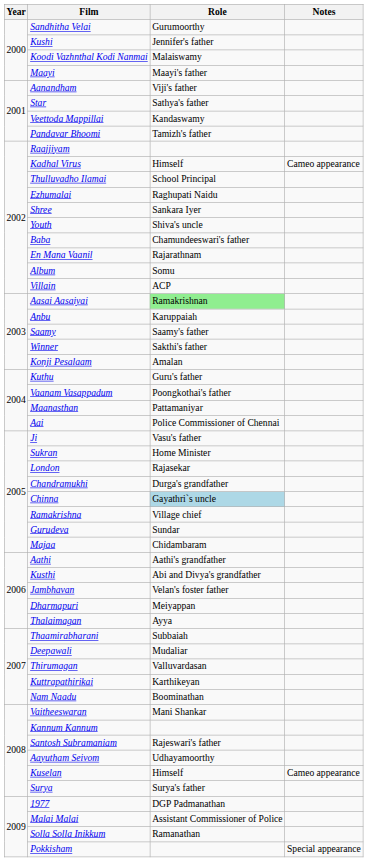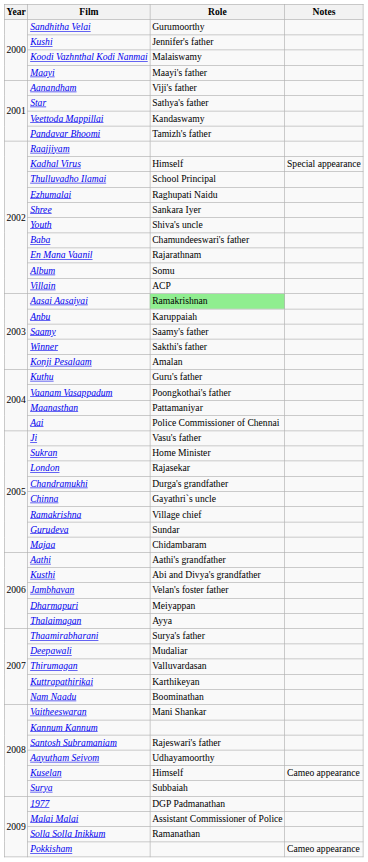(323, 164) Cameo appearance -> (324, 164) Special appearance
(184, 499) lightblue background -> (184, 499) no background
(170, 636) Subbaiah -> (179, 636) Surya's father
(179, 788) Surya's father -> (170, 788) Subbaiah
(324, 849) Special appearance -> (323, 849) Cameo appearance
